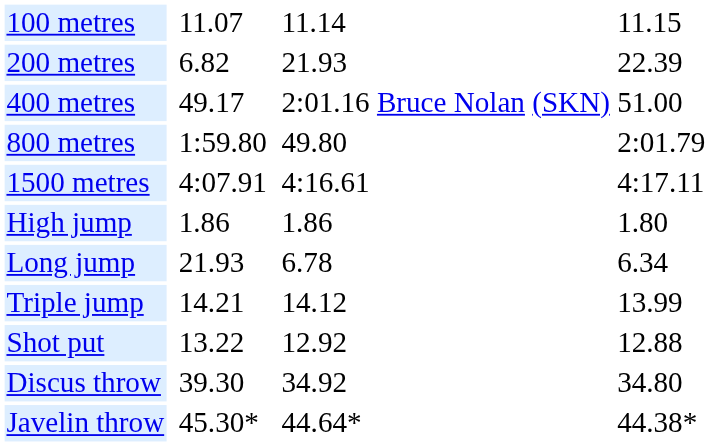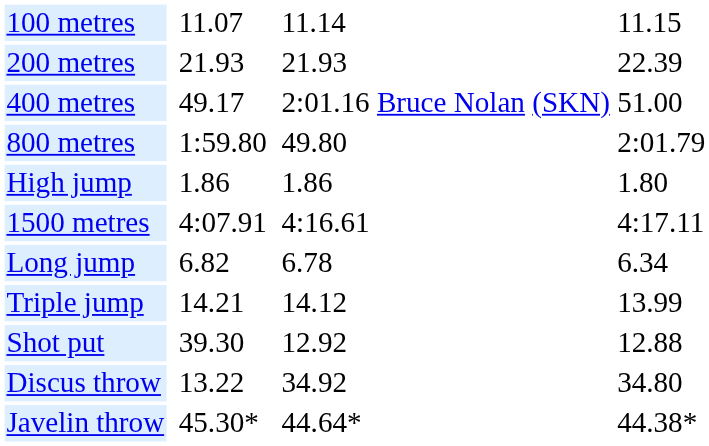(204, 62) 6.82 -> (211, 62) 21.93
rows swapped: (78, 182) <-> (69, 222)
(211, 262) 21.93 -> (204, 262) 6.82
(211, 342) 13.22 -> (211, 342) 39.30
(211, 382) 39.30 -> (211, 382) 13.22
